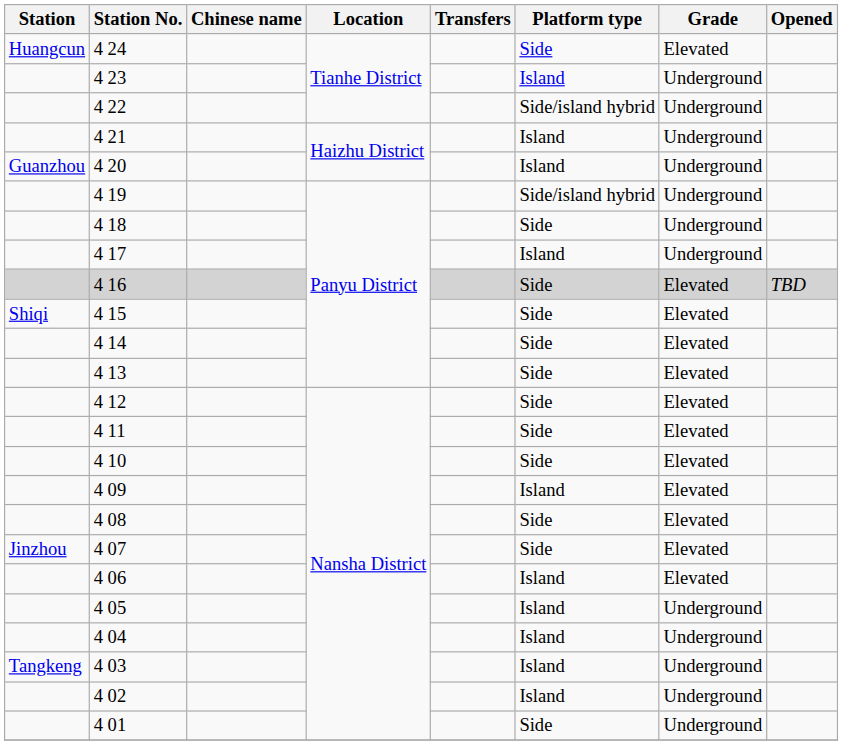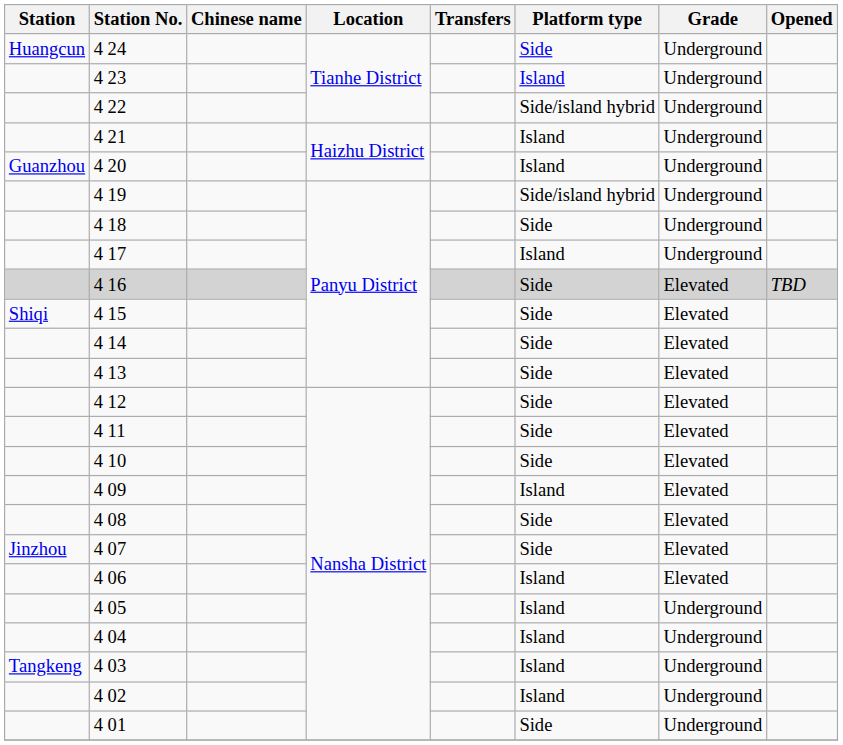(696, 48) Elevated -> (713, 48) Underground
